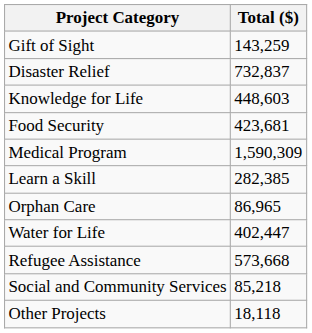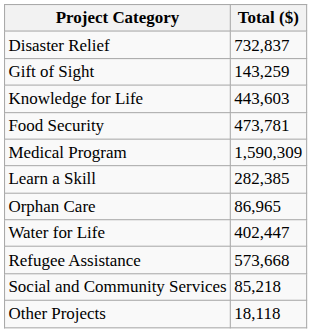rows swapped: (59, 71) <-> (51, 44)
(262, 98) 448,603 -> (262, 98) 443,603
(262, 125) 423,681 -> (262, 125) 473,781
